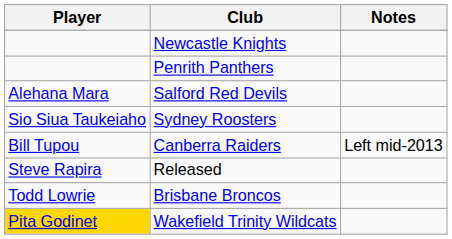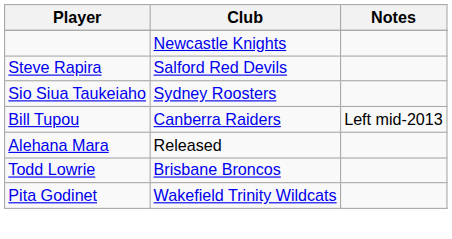- row: (214, 69)
(59, 94) Alehana Mara -> (55, 69) Steve Rapira
(55, 171) Steve Rapira -> (59, 145) Alehana Mara
(53, 222) gold background -> (53, 196) no background
